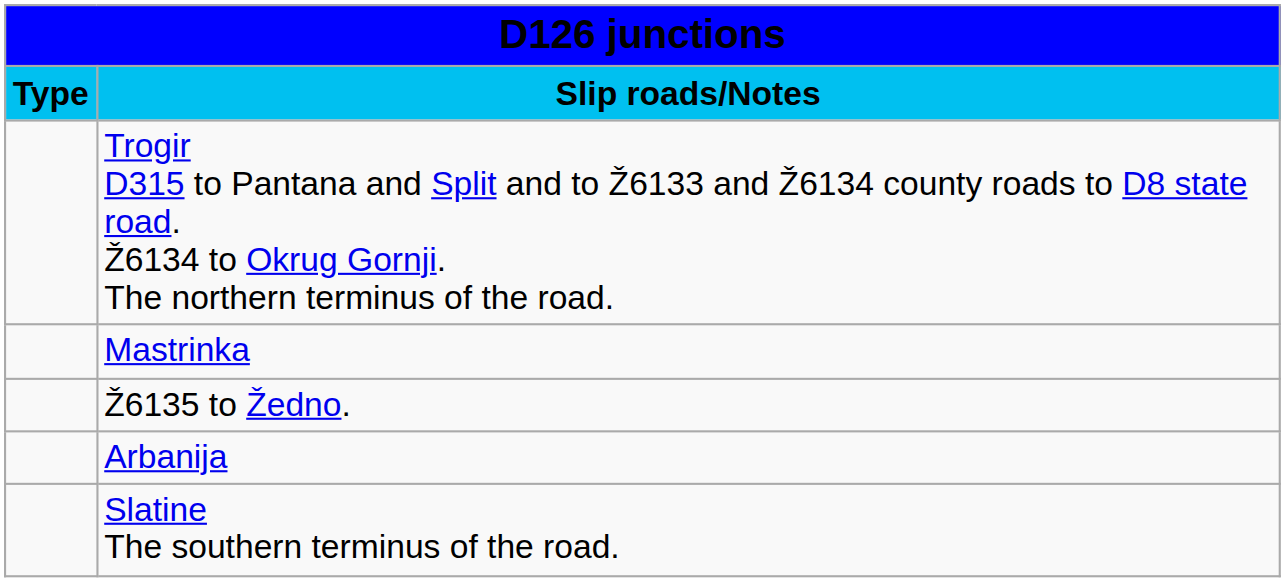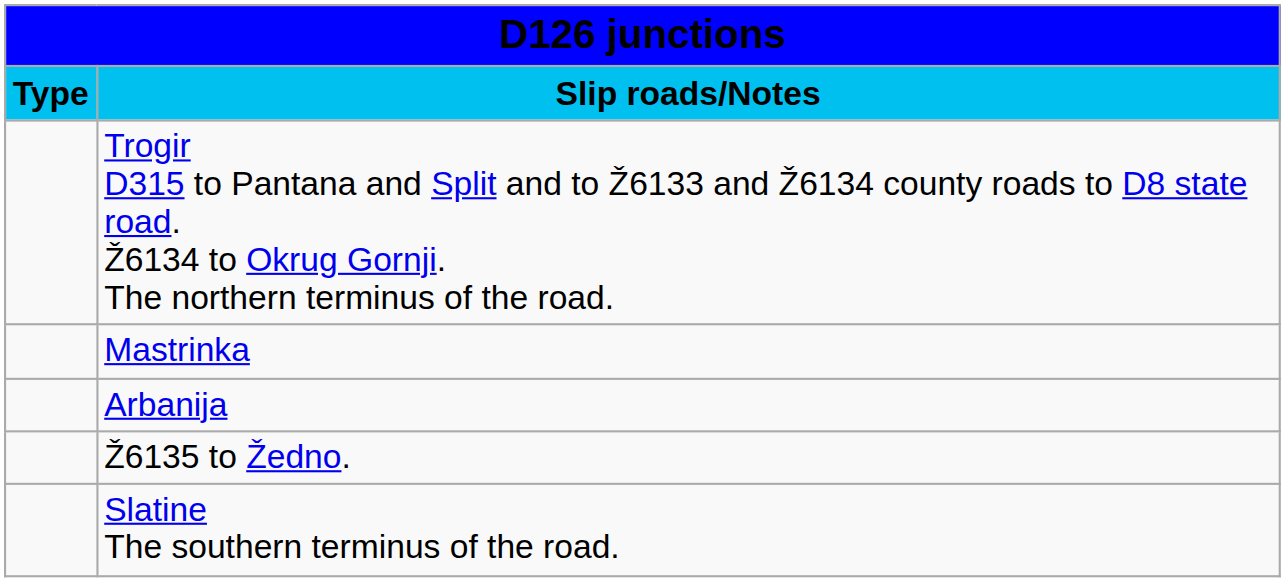rows swapped: (228, 403) <-> (166, 457)
